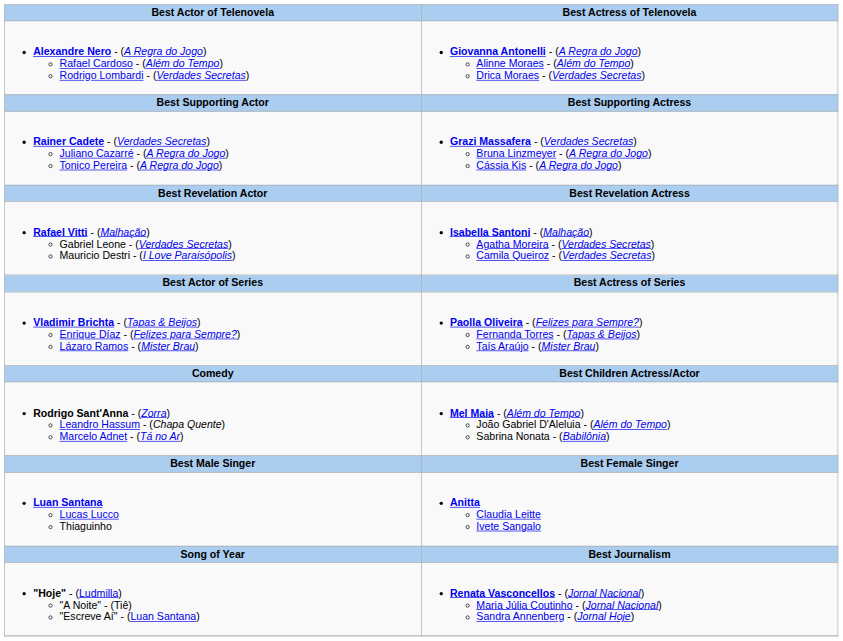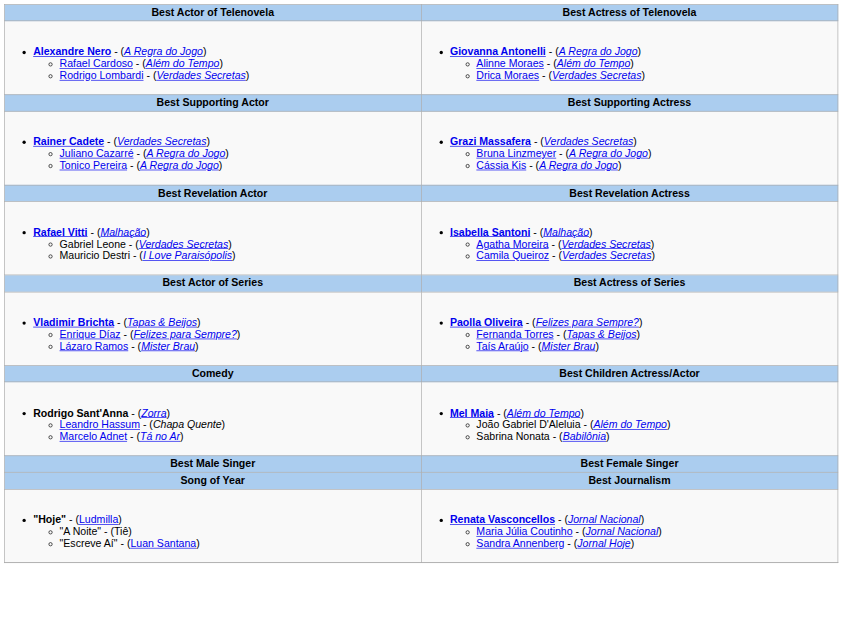- row: (213, 515)
